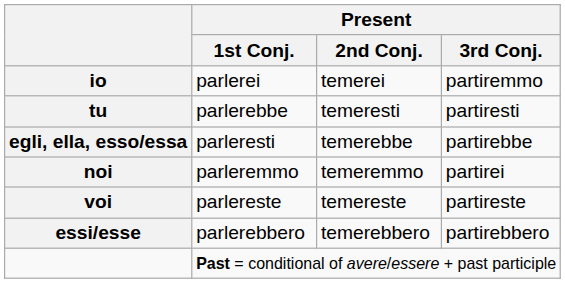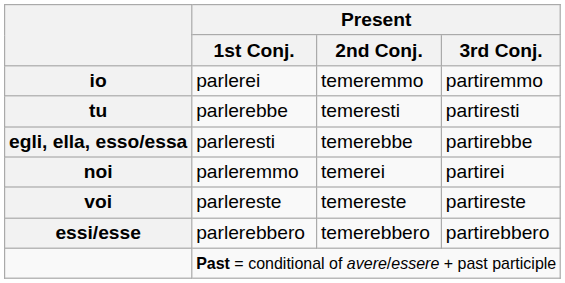(353, 80) temerei -> (372, 80) temeremmo
(372, 171) temeremmo -> (353, 171) temerei
